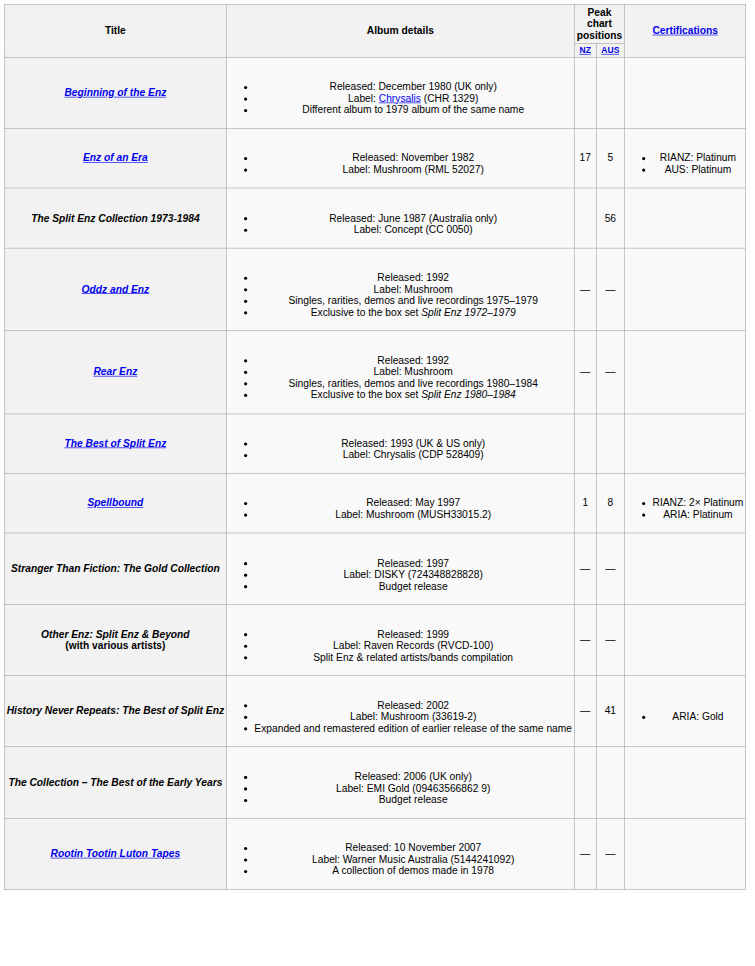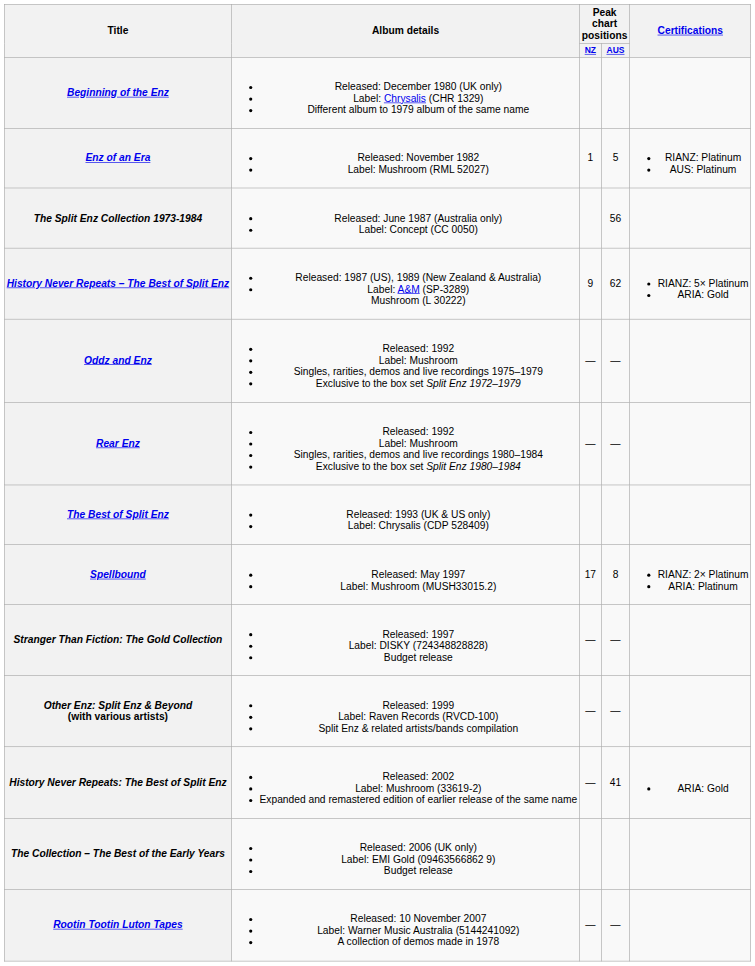(585, 158) 17 -> (590, 158) 1
+ row: (118, 283)
(585, 503) 1 -> (590, 574) 17
